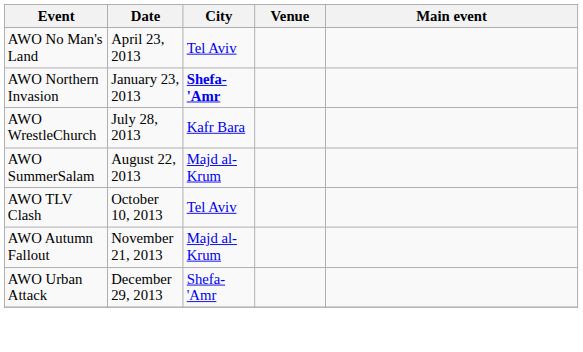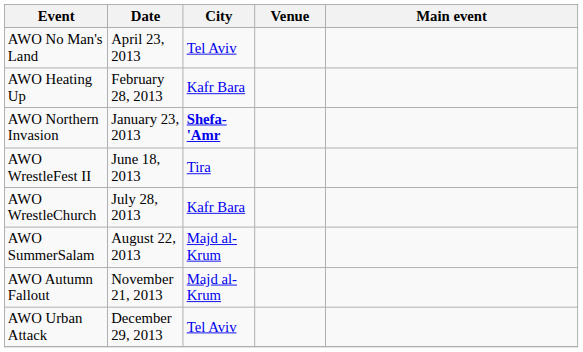+ row: (50, 87)
+ row: (49, 167)
- row: (40, 207)
(206, 287) Shefa-'Amr -> (212, 327) Tel Aviv
